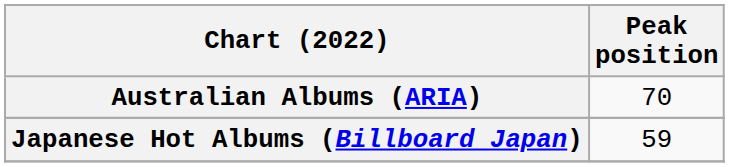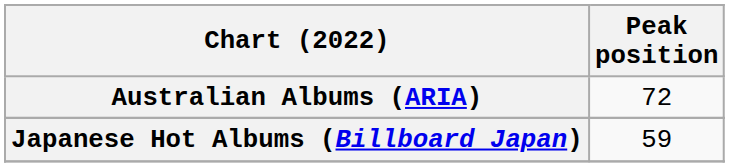(657, 98) 70 -> (657, 98) 72
